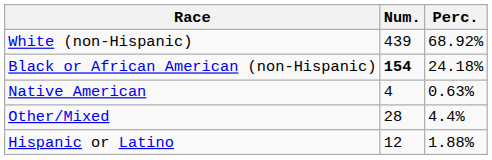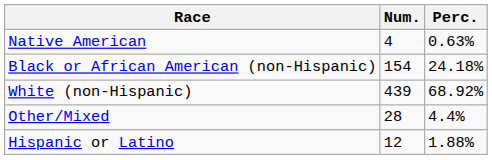rows swapped: (100, 42) <-> (77, 92)
(398, 67) bold -> (398, 67) normal
